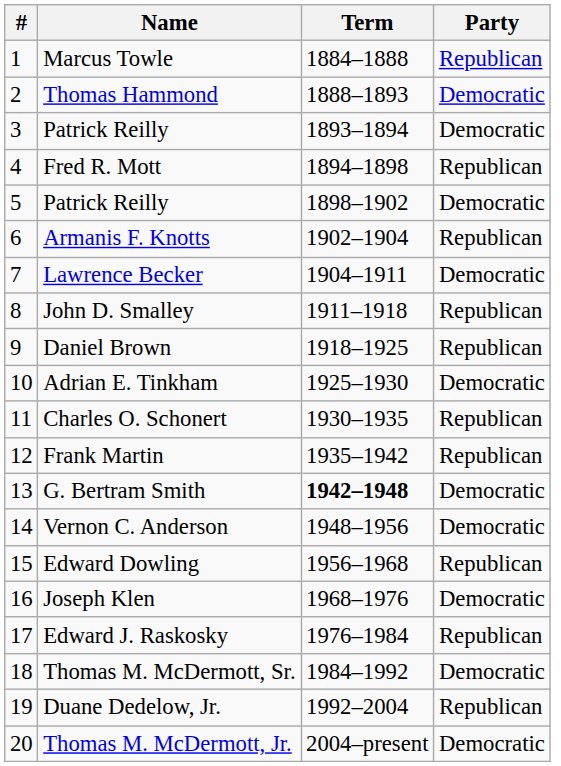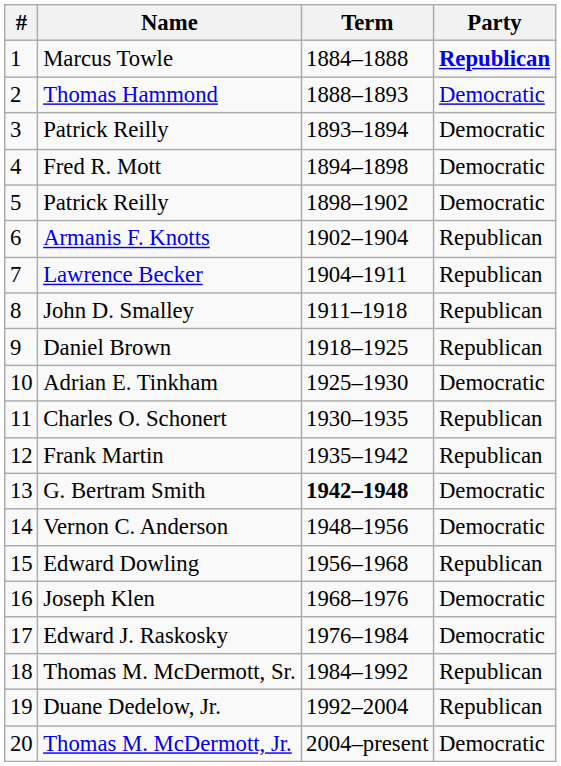(491, 58) normal -> (494, 58) bold
(491, 166) Republican -> (492, 166) Democratic
(492, 274) Democratic -> (491, 274) Republican
(491, 635) Republican -> (492, 635) Democratic
(492, 671) Democratic -> (491, 671) Republican
